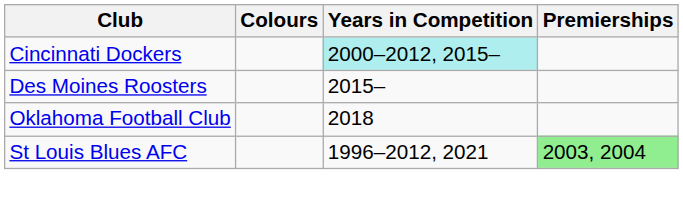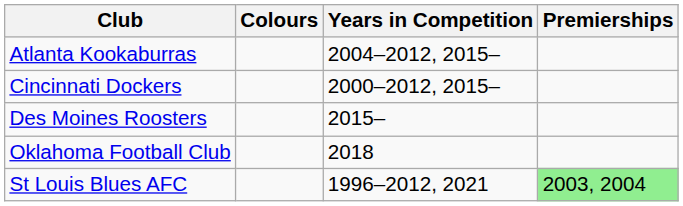+ row: (103, 53)
(414, 53) paleturquoise background -> (414, 86) no background
